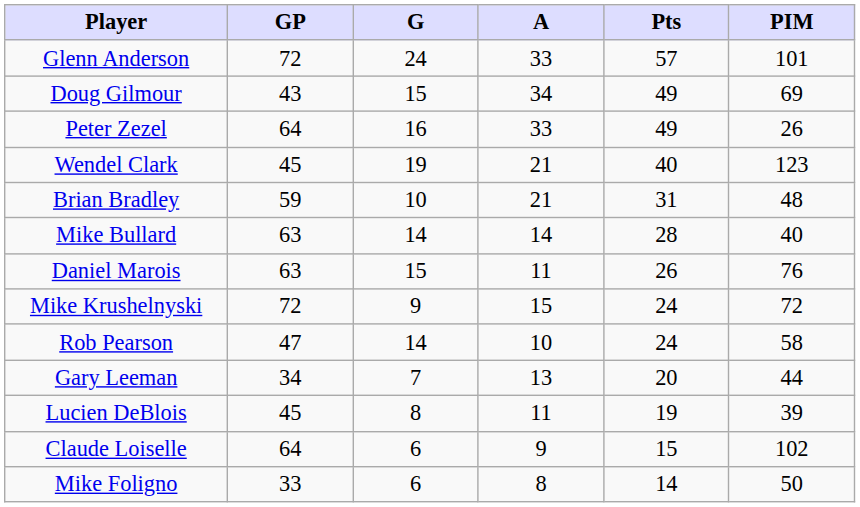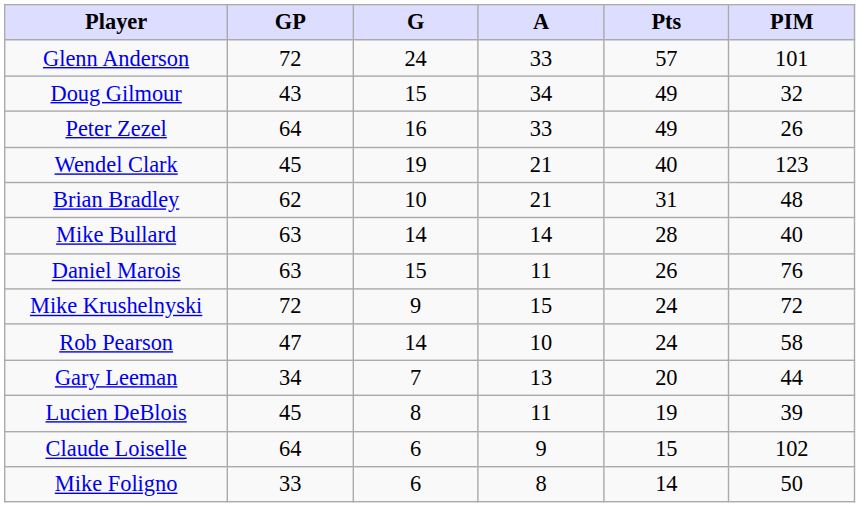(792, 93) 69 -> (792, 93) 32
(290, 199) 59 -> (290, 199) 62
